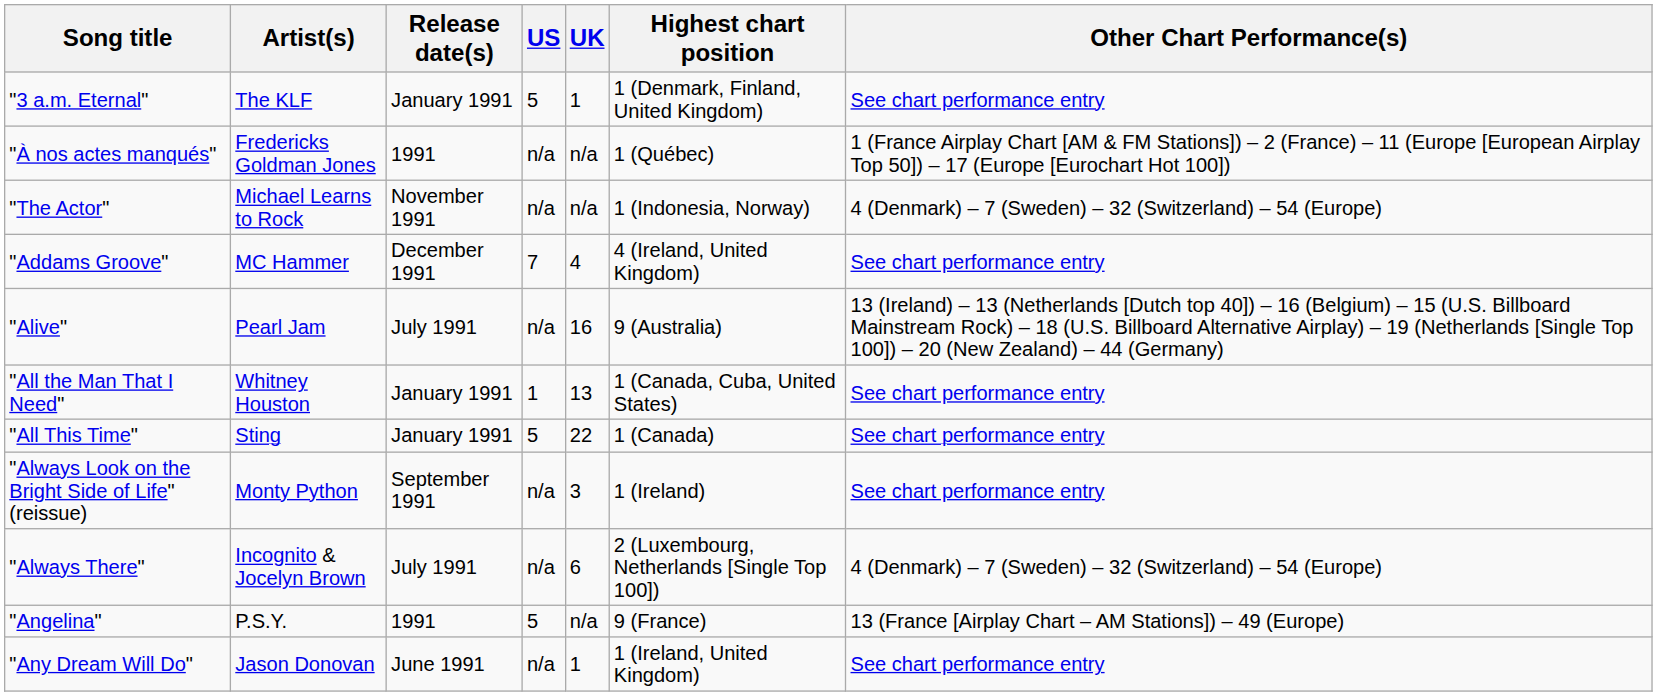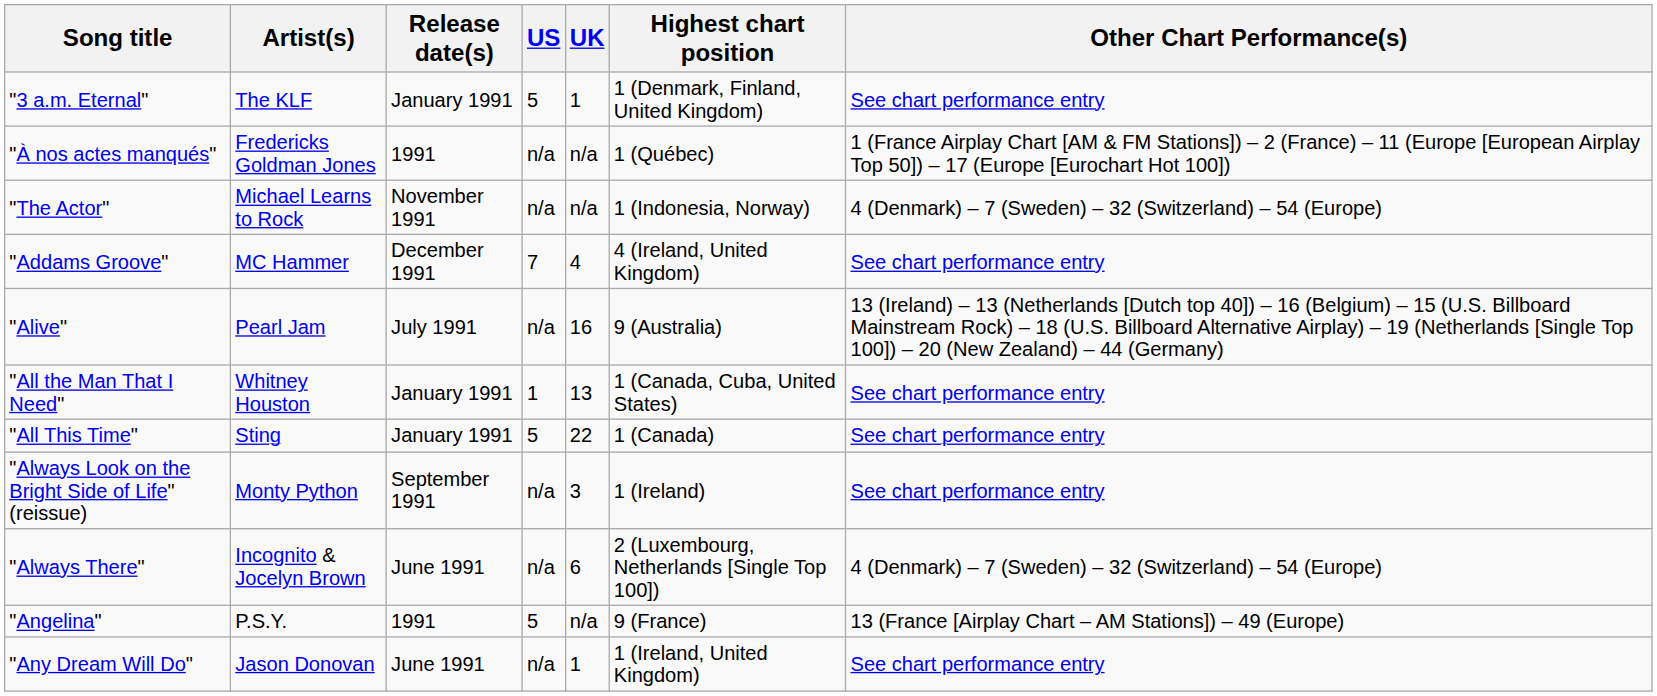(434, 567) July 1991 -> (438, 567) June 1991
